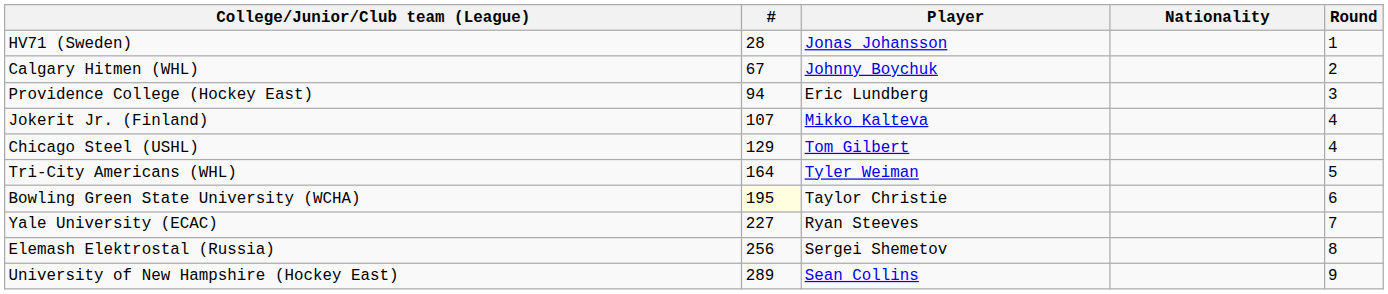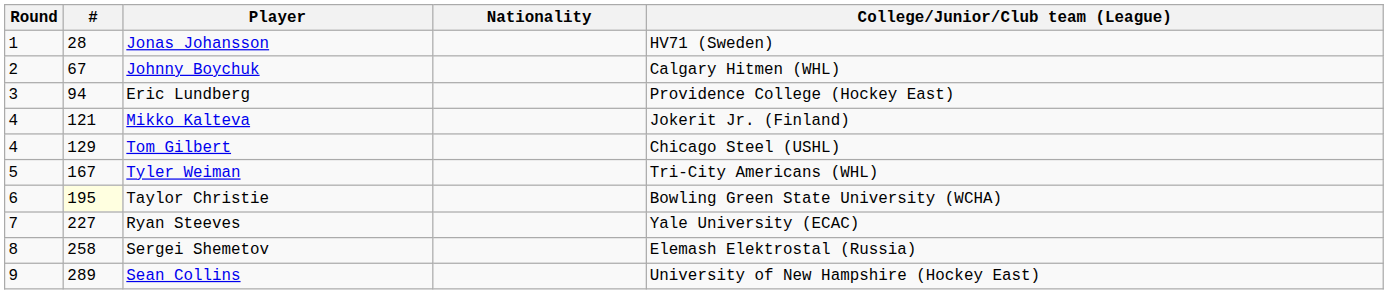columns swapped: (1354, 18) <-> (373, 18)
(760, 121) 107 -> (82, 121) 121
(760, 173) 164 -> (82, 173) 167
(760, 250) 256 -> (82, 250) 258
